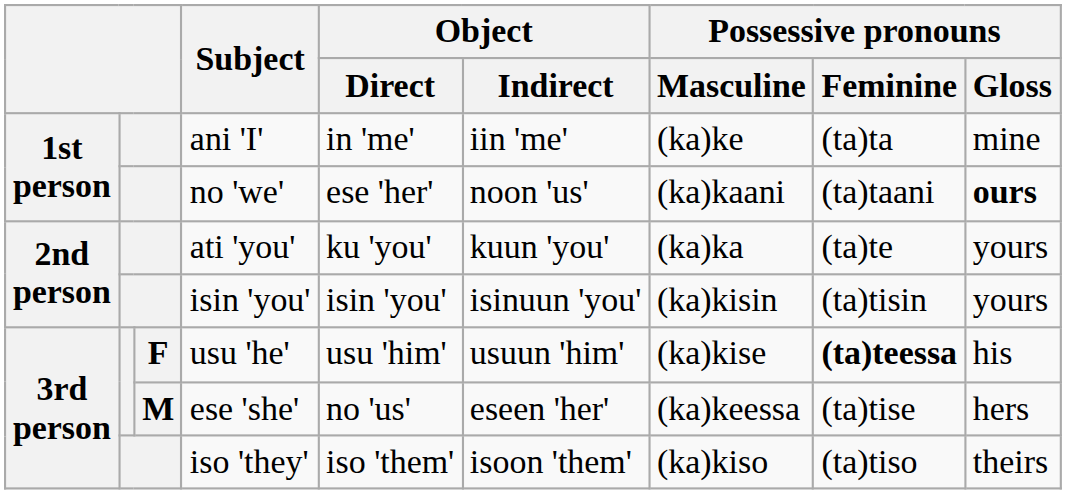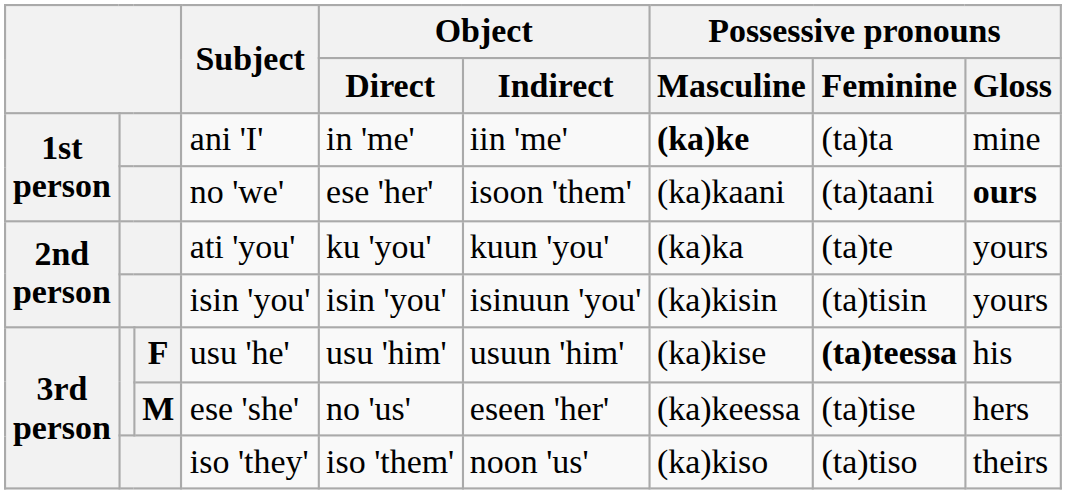(700, 138) normal -> (703, 138) bold
(529, 192) noon 'us' -> (551, 192) isoon 'them'
(551, 461) isoon 'them' -> (529, 461) noon 'us'
